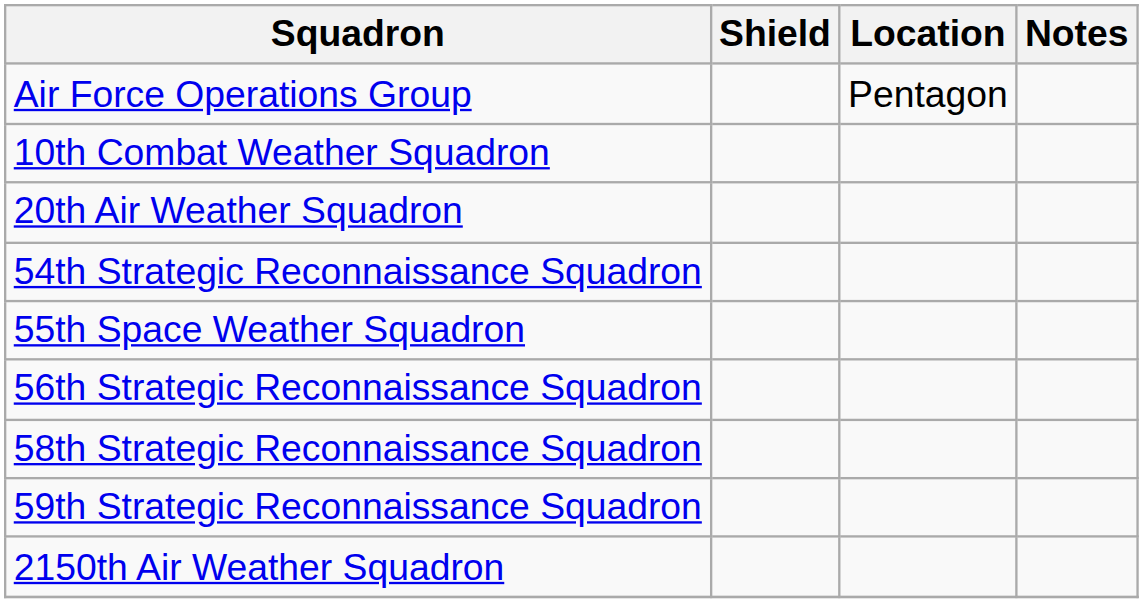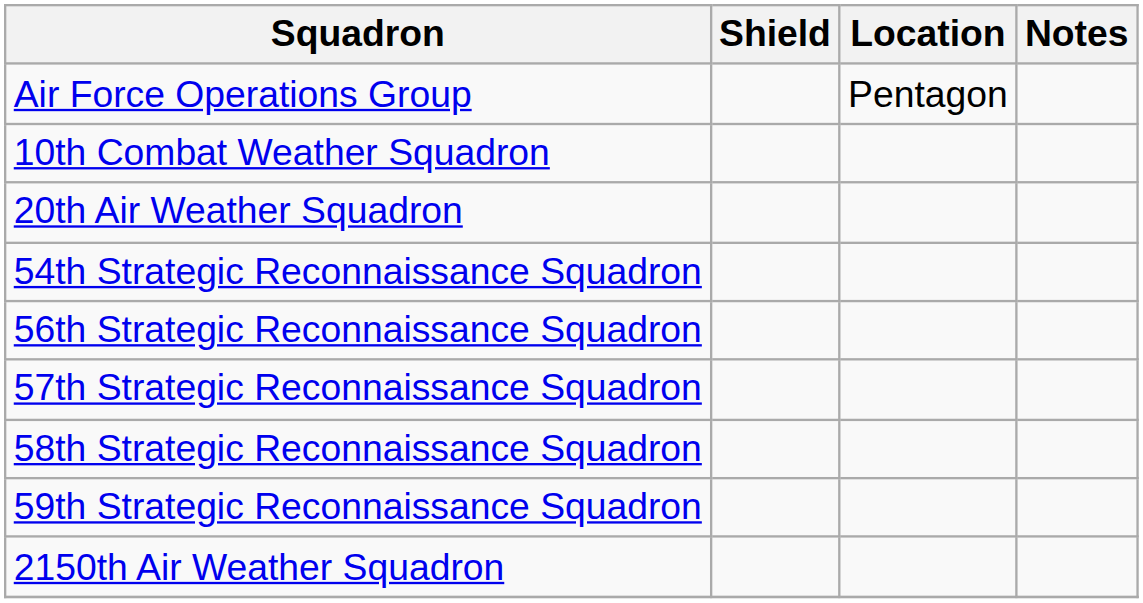- row: (269, 329)
+ row: (358, 388)
